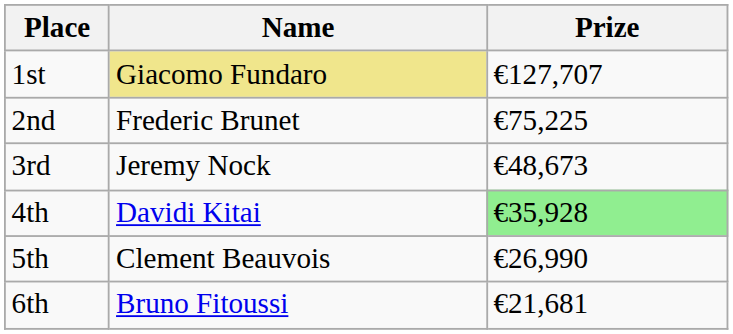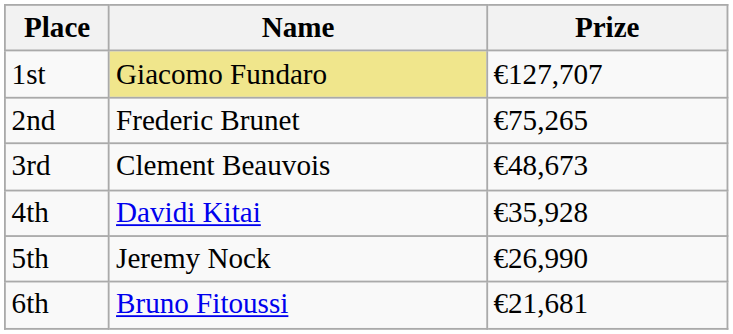(541, 119) €75,225 -> (541, 119) €75,265
(193, 166) Jeremy Nock -> (223, 166) Clement Beauvois
(541, 212) lightgreen background -> (541, 212) no background
(223, 258) Clement Beauvois -> (193, 258) Jeremy Nock
